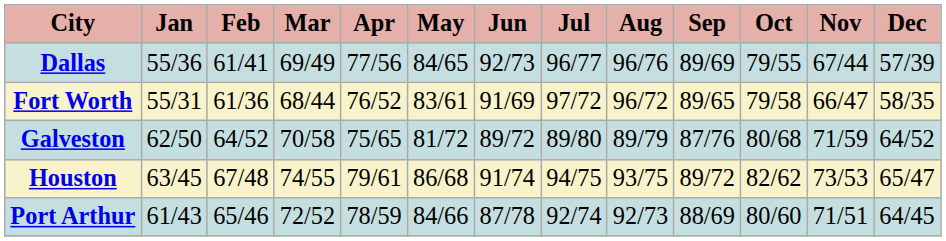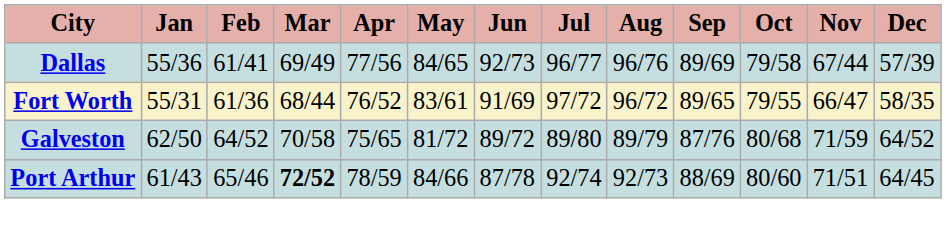(774, 62) 79/55 -> (774, 62) 79/58
(774, 100) 79/58 -> (774, 100) 79/55
- row: (73, 178)
(307, 216) normal -> (307, 178) bold
